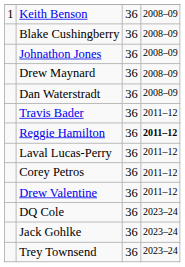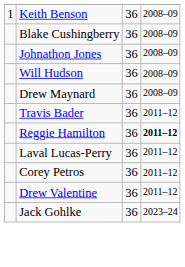+ row: (51, 73)
- row: (60, 93)
- row: (42, 212)
- row: (58, 251)
